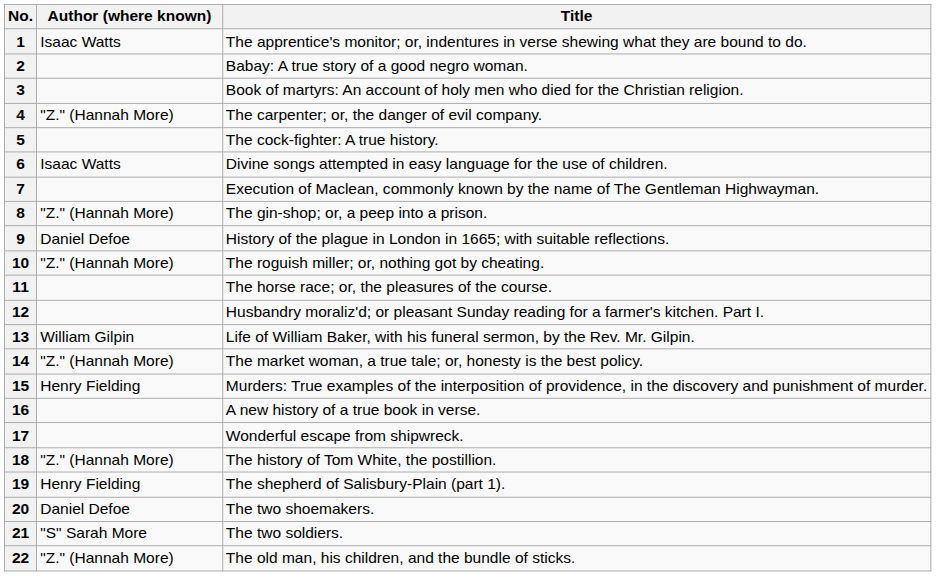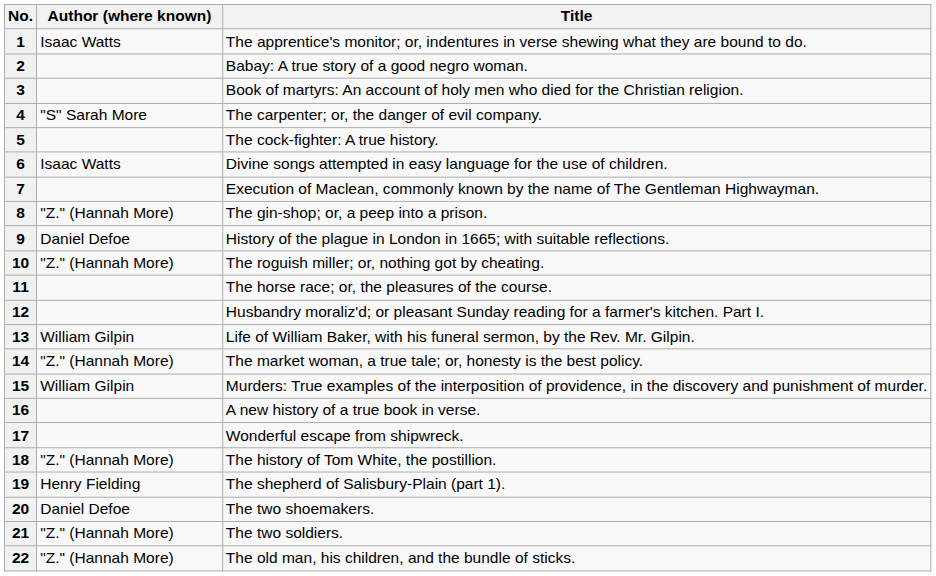(107, 115) "Z." (Hannah More) -> (94, 115) "S" Sarah More
(90, 386) Henry Fielding -> (87, 386) William Gilpin
(94, 533) "S" Sarah More -> (107, 533) "Z." (Hannah More)
